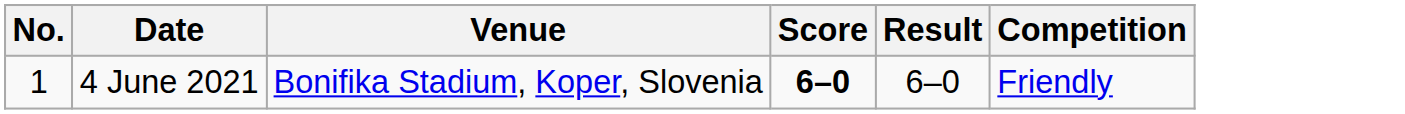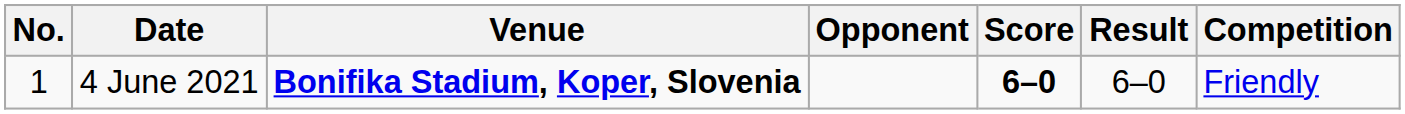+ column: (892, 30)
(518, 81) normal -> (537, 81) bold
